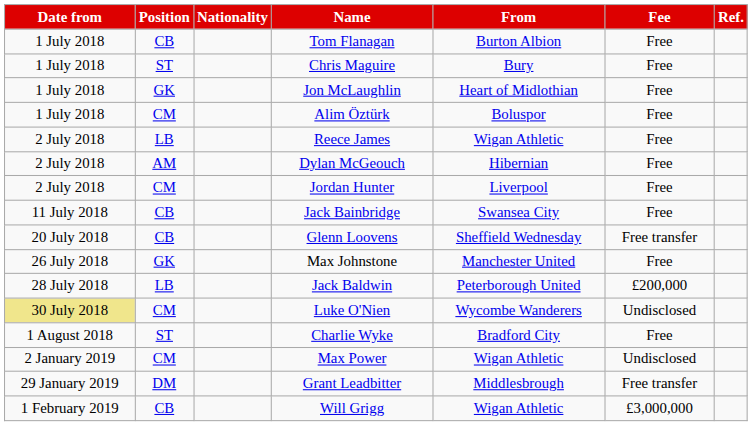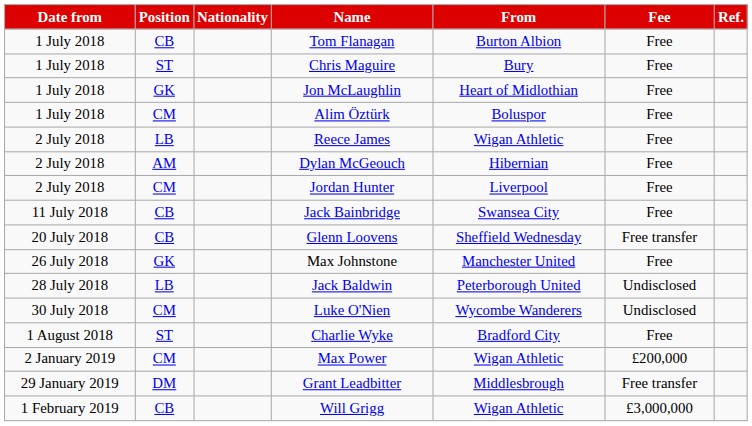(659, 286) £200,000 -> (659, 286) Undisclosed
(70, 310) khaki background -> (70, 310) no background
(659, 359) Undisclosed -> (659, 359) £200,000
